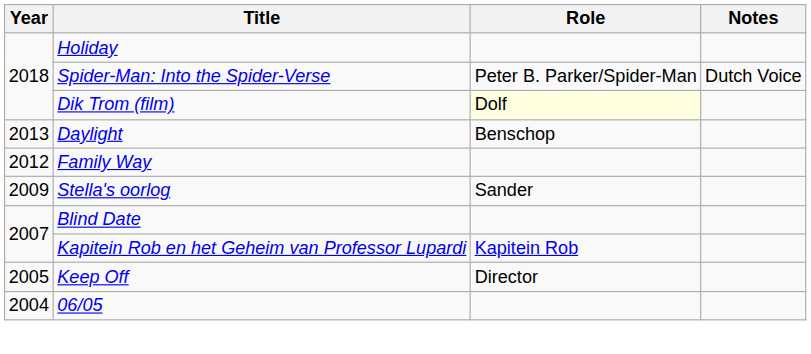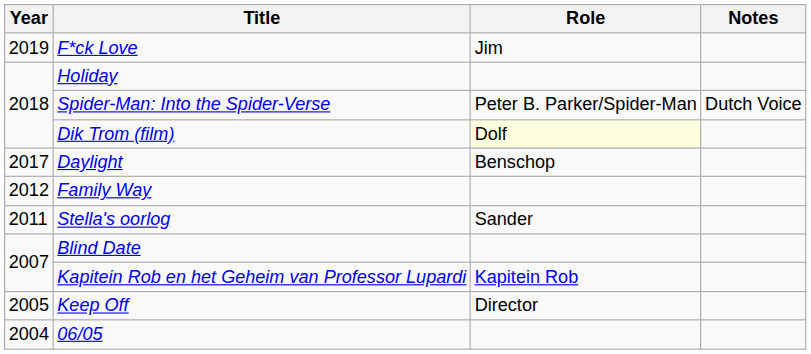+ row: (97, 47)
(29, 133) 2013 -> (29, 162) 2017
(29, 190) 2009 -> (28, 219) 2011
